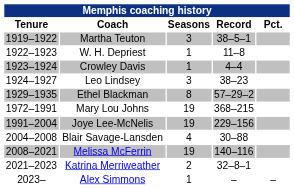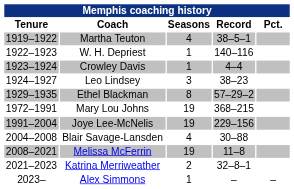(189, 39) 3 -> (189, 39) 4
(234, 53) 11–8 -> (234, 53) 140–116
(234, 151) 140–116 -> (234, 151) 11–8
